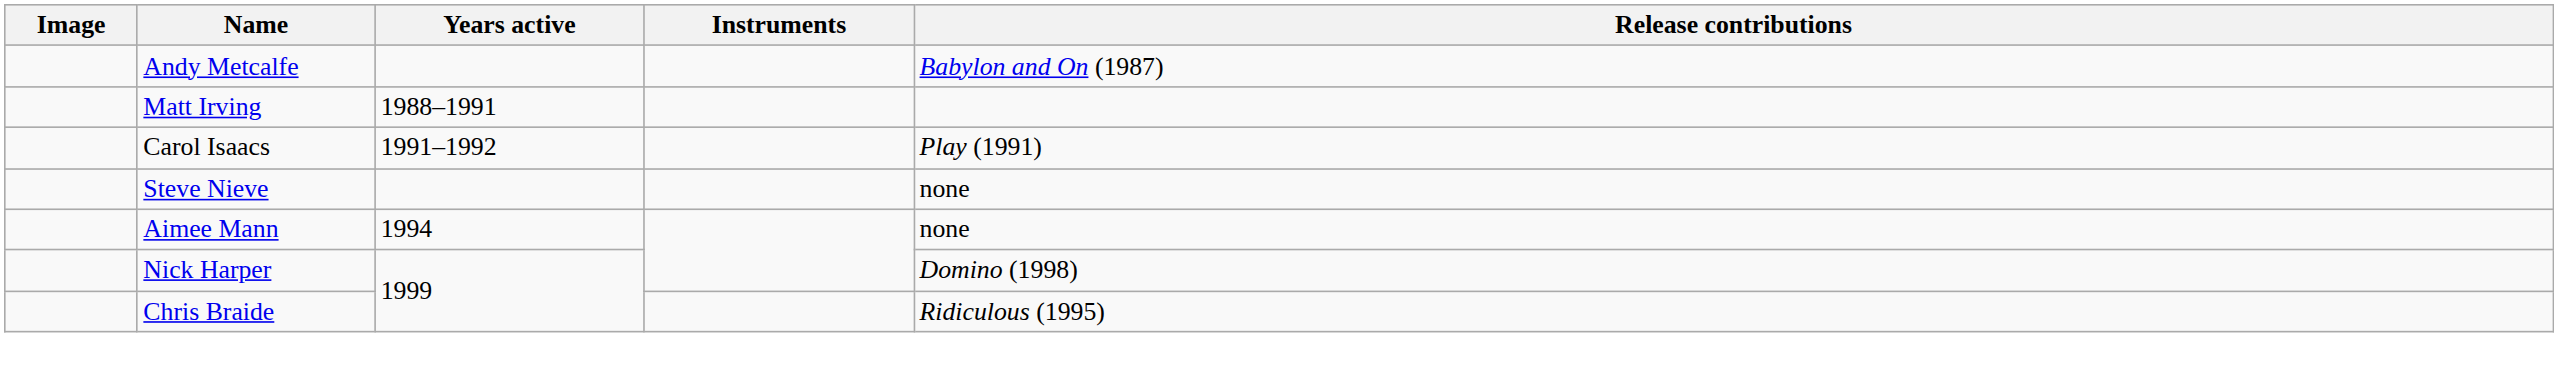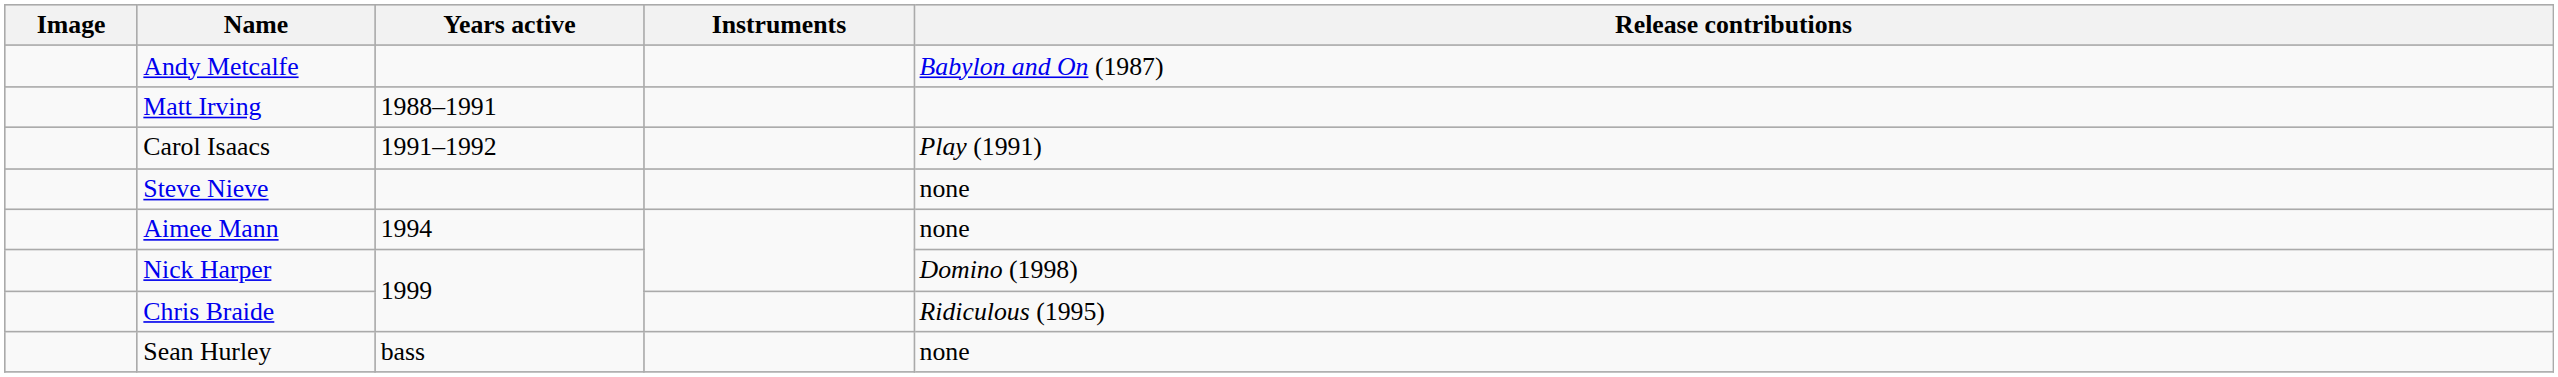+ row: (207, 351)
